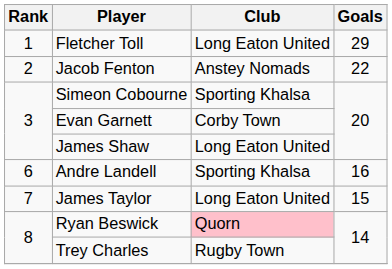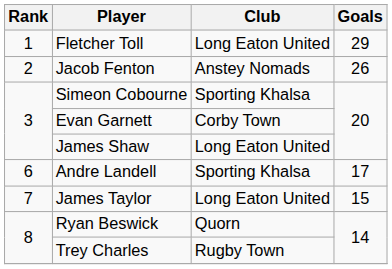(360, 69) 22 -> (360, 69) 26
(360, 172) 16 -> (360, 172) 17
(217, 224) pink background -> (217, 224) no background
